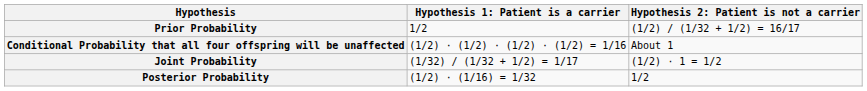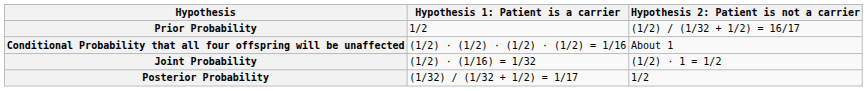(494, 61) (1/32) / (1/32 + 1/2) = 1/17 -> (473, 61) (1/2) ⋅ (1/16) = 1/32
(473, 78) (1/2) ⋅ (1/16) = 1/32 -> (494, 78) (1/32) / (1/32 + 1/2) = 1/17
